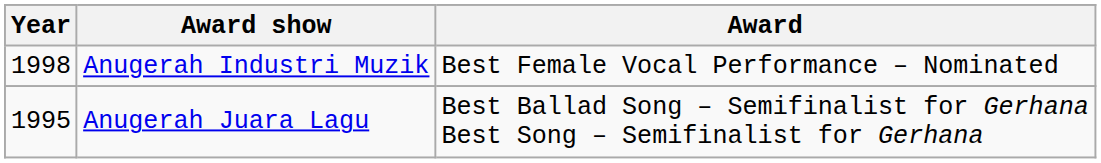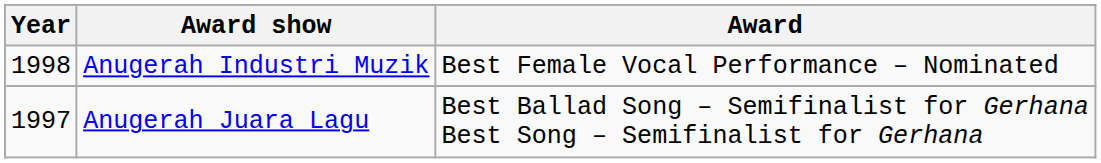(41, 122) 1995 -> (41, 122) 1997
